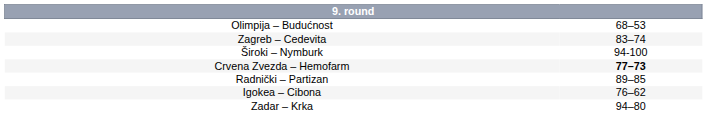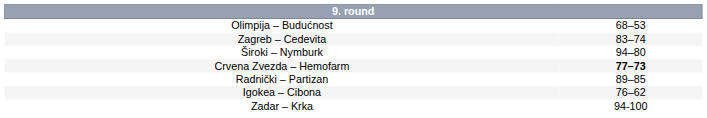(631, 53) 94-100 -> (631, 53) 94–80
(631, 106) 94–80 -> (631, 106) 94-100
